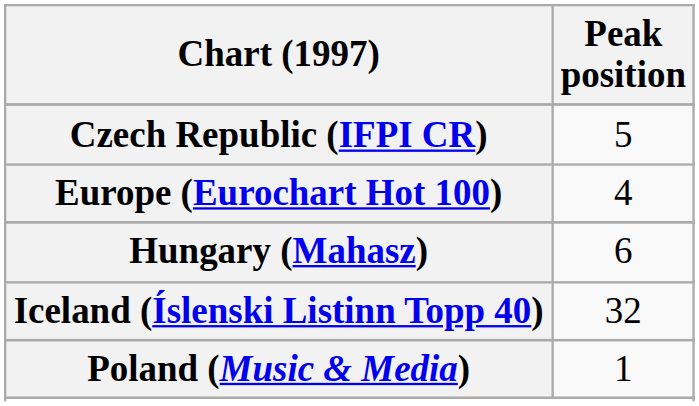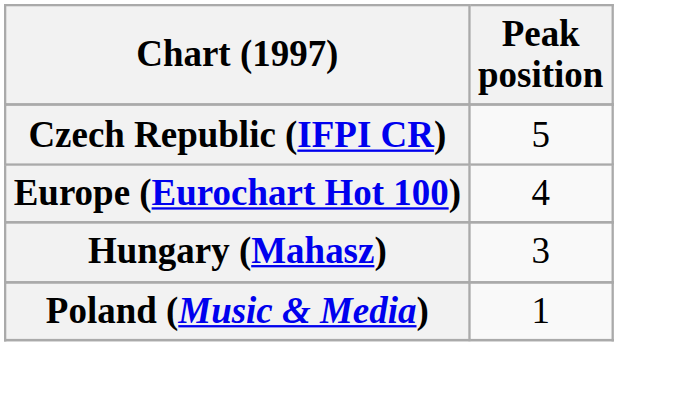(623, 251) 6 -> (541, 251) 3
- row: (279, 309)
